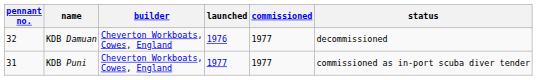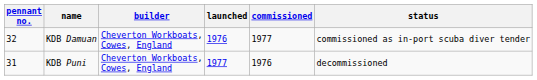(352, 40) decommissioned -> (423, 40) commissioned as in-port scuba diver tender
(262, 63) 1977 -> (262, 63) 1976
(423, 63) commissioned as in-port scuba diver tender -> (352, 63) decommissioned
